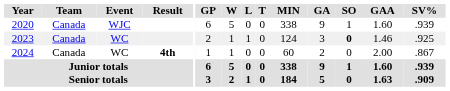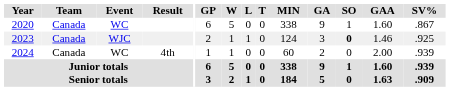(119, 24) WJC -> (119, 24) WC
(424, 24) .939 -> (424, 24) .867
(119, 38) WC -> (119, 38) WJC
(168, 52) bold -> (168, 52) normal
(424, 52) .867 -> (424, 52) .939
